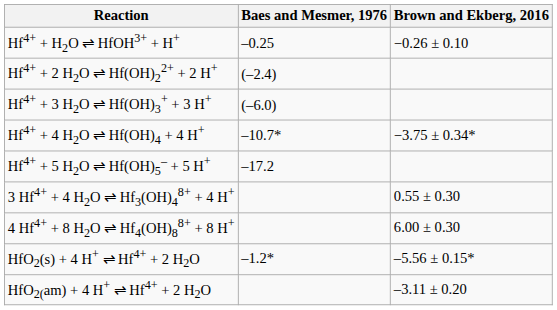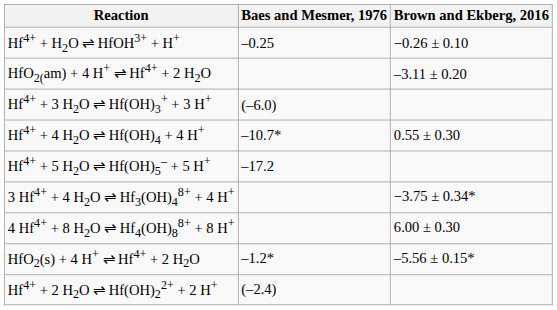rows swapped: (113, 73) <-> (109, 289)
(435, 135) −3.75 ± 0.34* -> (427, 135) 0.55 ± 0.30
(427, 197) 0.55 ± 0.30 -> (435, 197) −3.75 ± 0.34*
